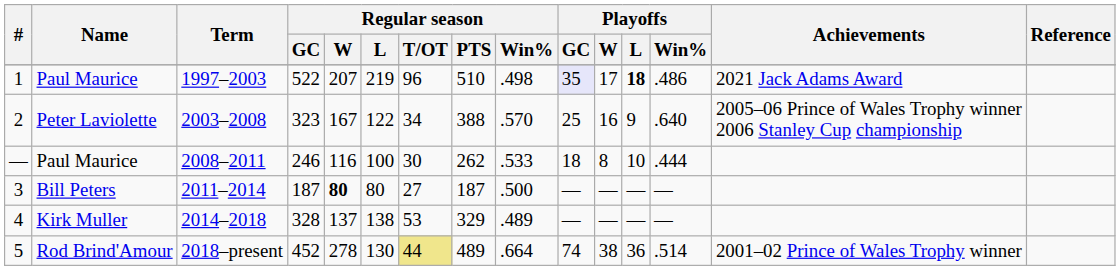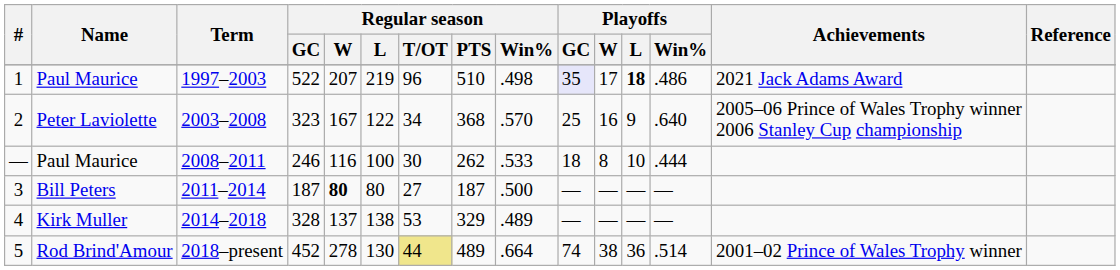(471, 119) 388 -> (471, 119) 368
